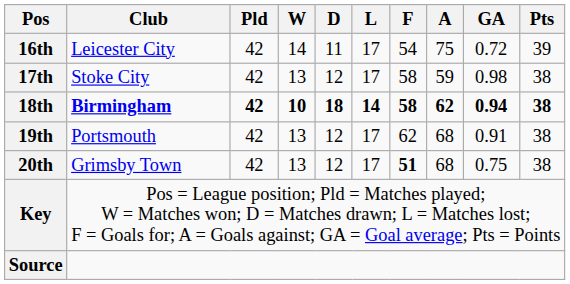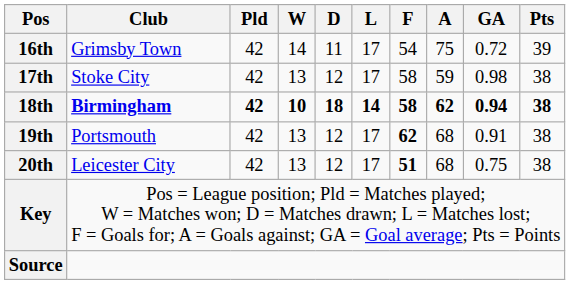(123, 48) Leicester City -> (126, 48) Grimsby Town
(408, 135) normal -> (408, 135) bold
(126, 164) Grimsby Town -> (123, 164) Leicester City
